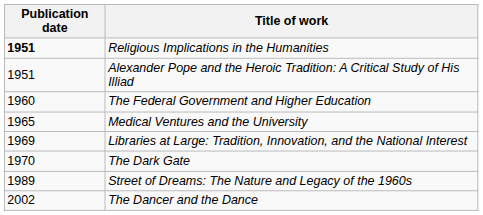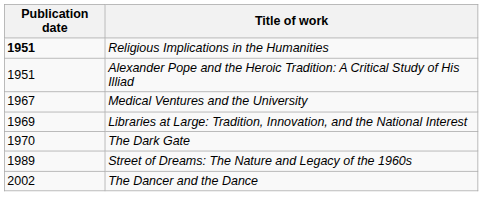- row: (240, 101)
(21, 121) 1965 -> (21, 101) 1967
